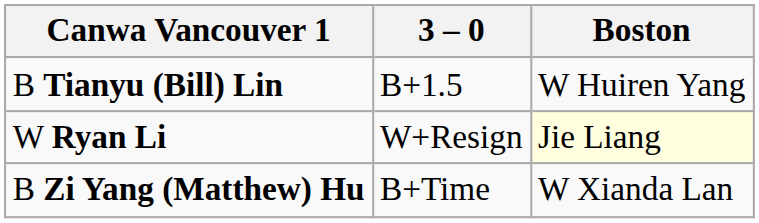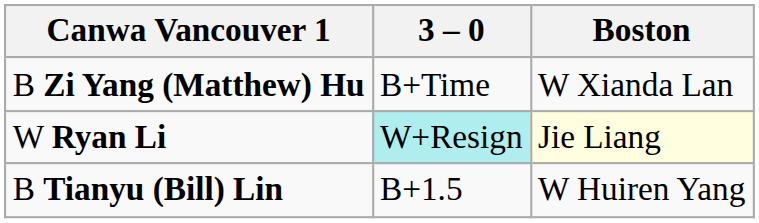rows swapped: (189, 189) <-> (148, 83)
(451, 136) no background -> (451, 136) paleturquoise background
